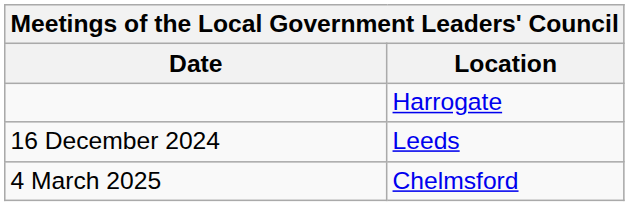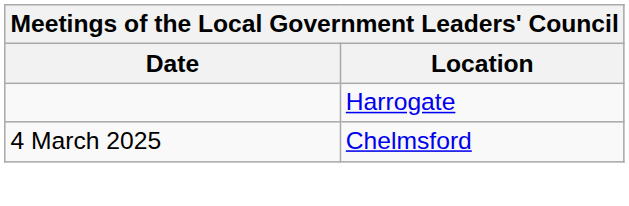- row: (115, 141)
